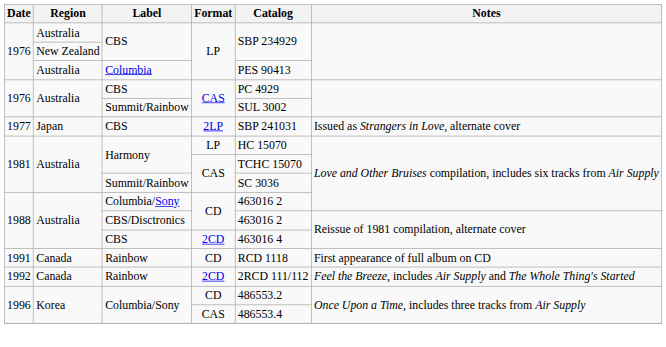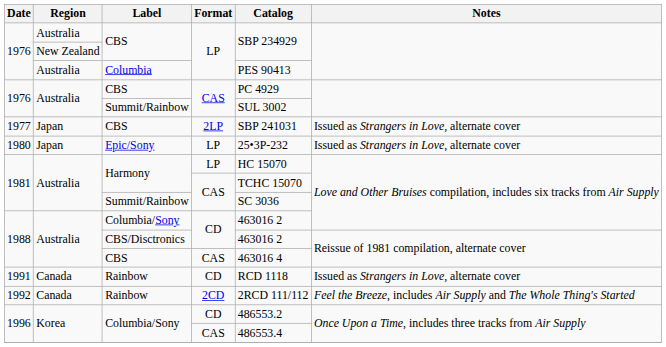+ row: (19, 145)
(213, 239) 2CD -> (213, 257) CAS
(402, 257) First appearance of full album on CD -> (417, 276) Issued as Strangers in Love, alternate cover
